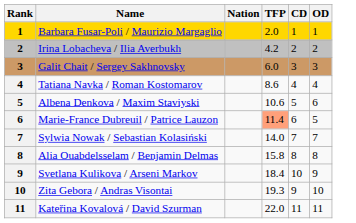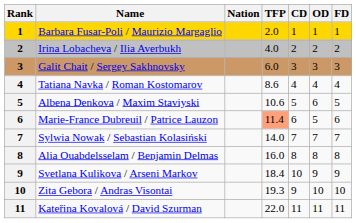+ column: (342, 13)
(272, 48) 4.2 -> (272, 48) 4.0
(274, 155) 15.8 -> (274, 155) 16.0
